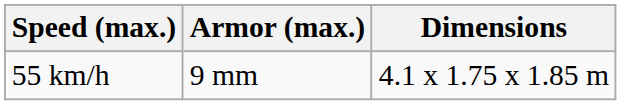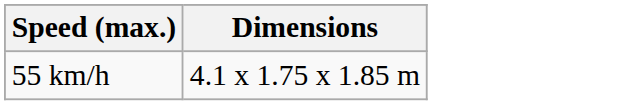- column: (278, 27)
